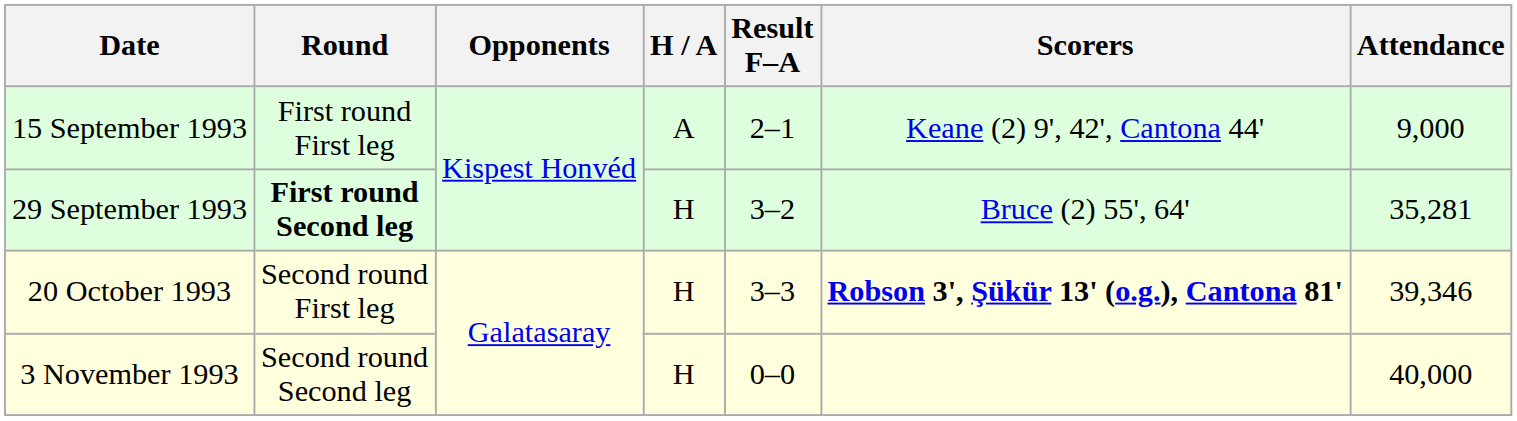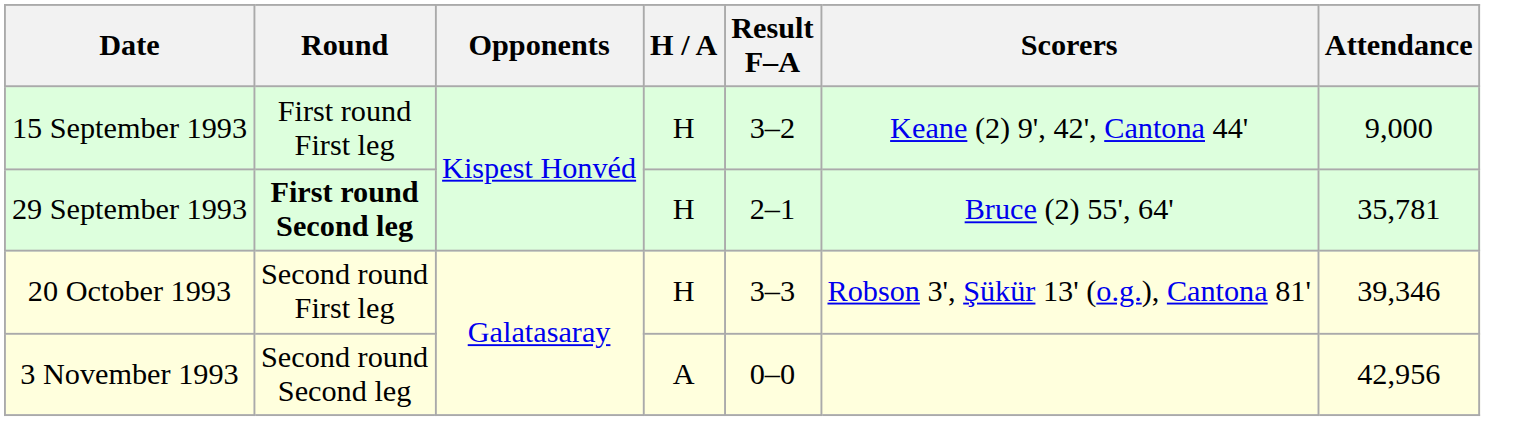(684, 127) A -> (684, 127) H
(772, 127) 2–1 -> (772, 127) 3–2
(772, 209) 3–2 -> (772, 209) 2–1
(1431, 209) 35,281 -> (1399, 209) 35,781
(1085, 291) bold -> (1069, 291) normal
(684, 373) H -> (684, 373) A
(1431, 373) 40,000 -> (1399, 373) 42,956
